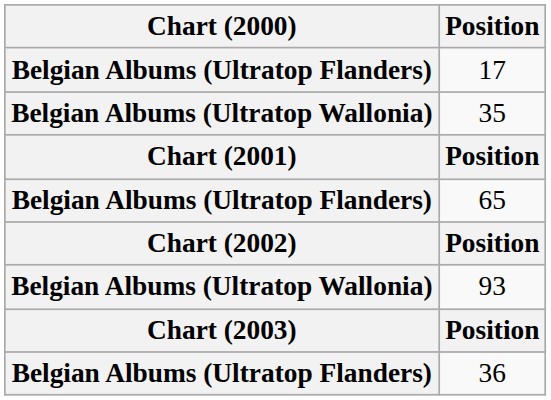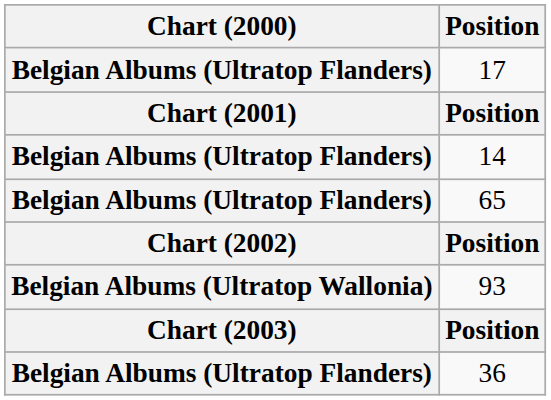- row: (492, 112)
+ row: (492, 156)
